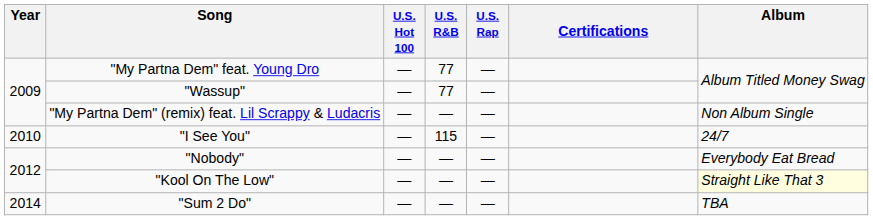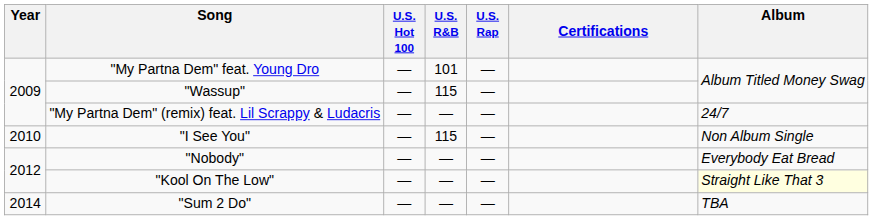(446, 69) 77 -> (446, 69) 101
(446, 92) 77 -> (446, 92) 115
(757, 114) Non Album Single -> (715, 114) 24/7
(715, 136) 24/7 -> (757, 136) Non Album Single
